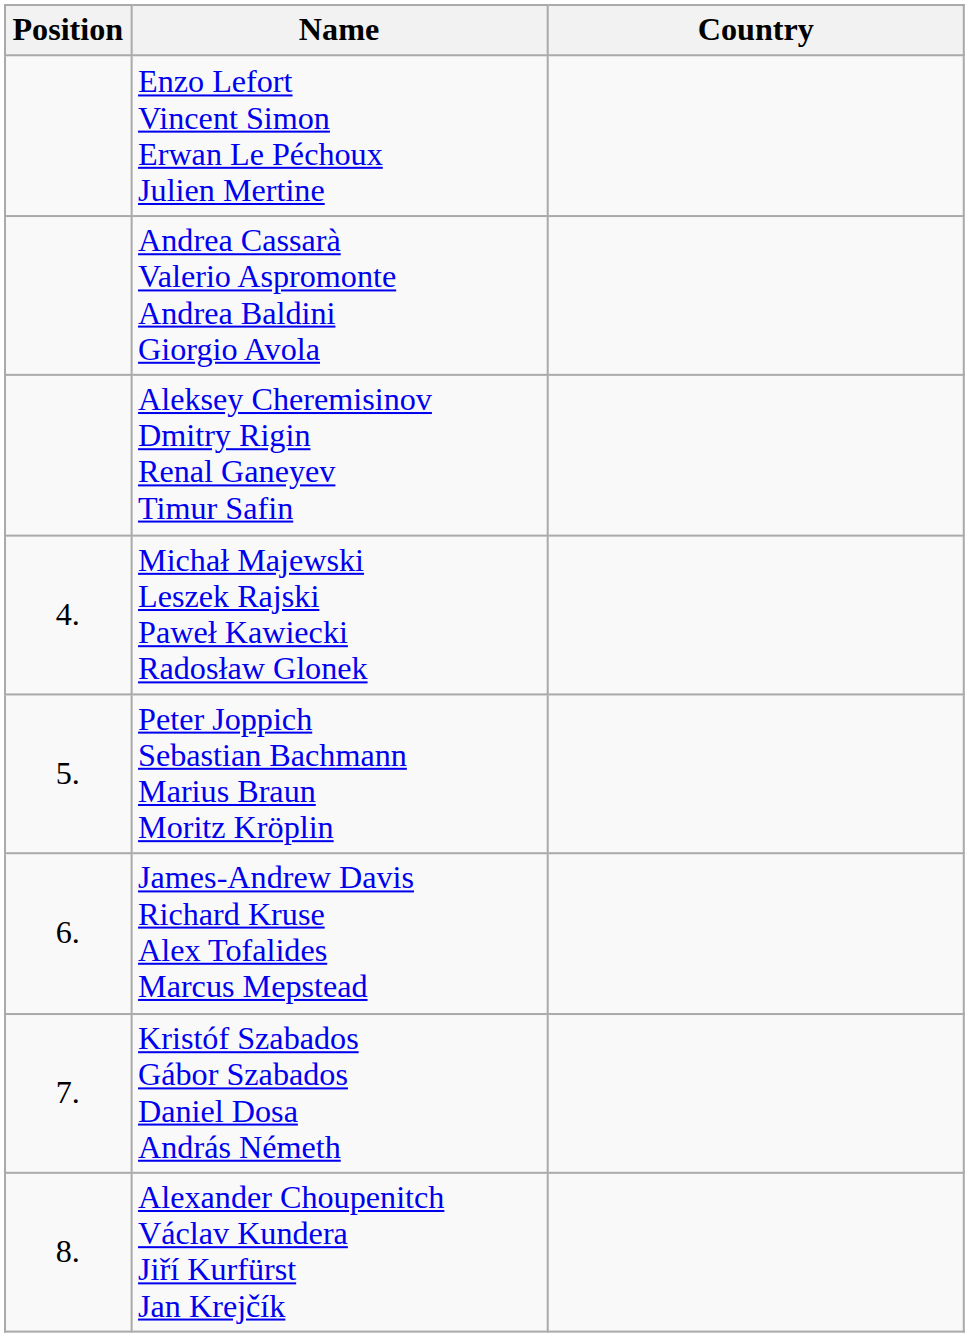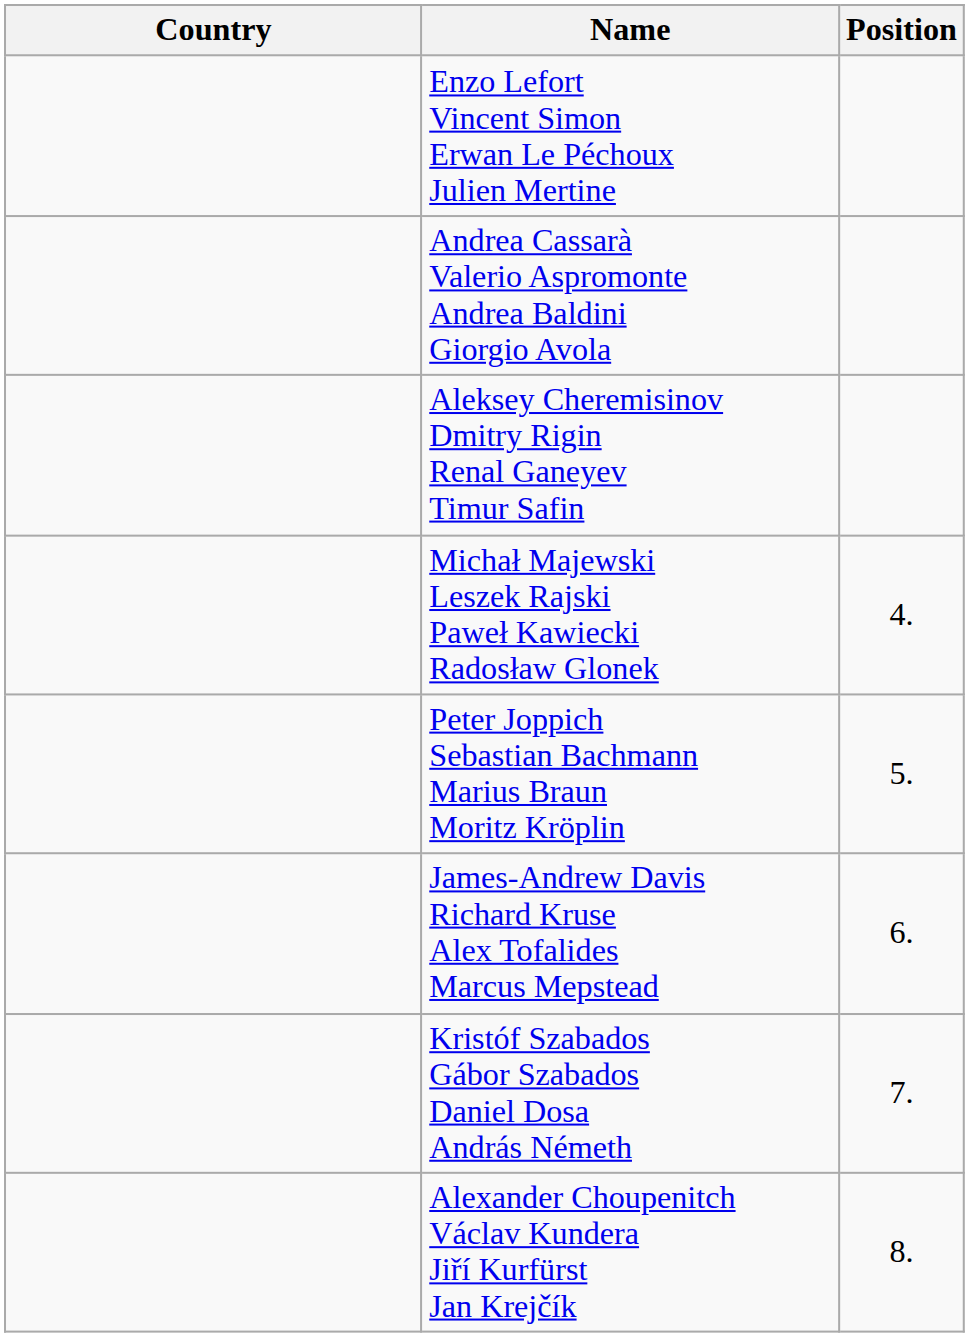columns swapped: (68, 30) <-> (756, 30)
